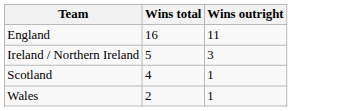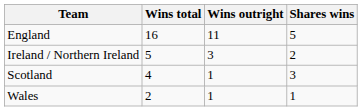+ column: (322, 14)
